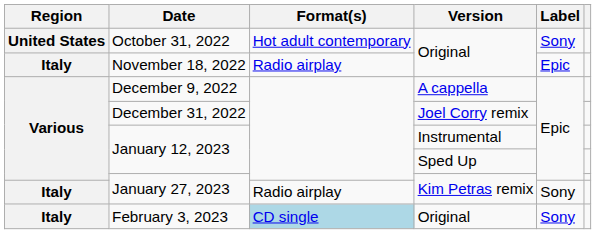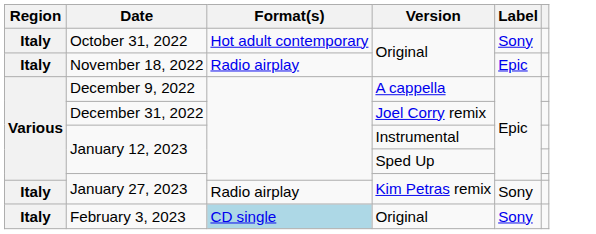(57, 40) United States -> (35, 40) Italy
